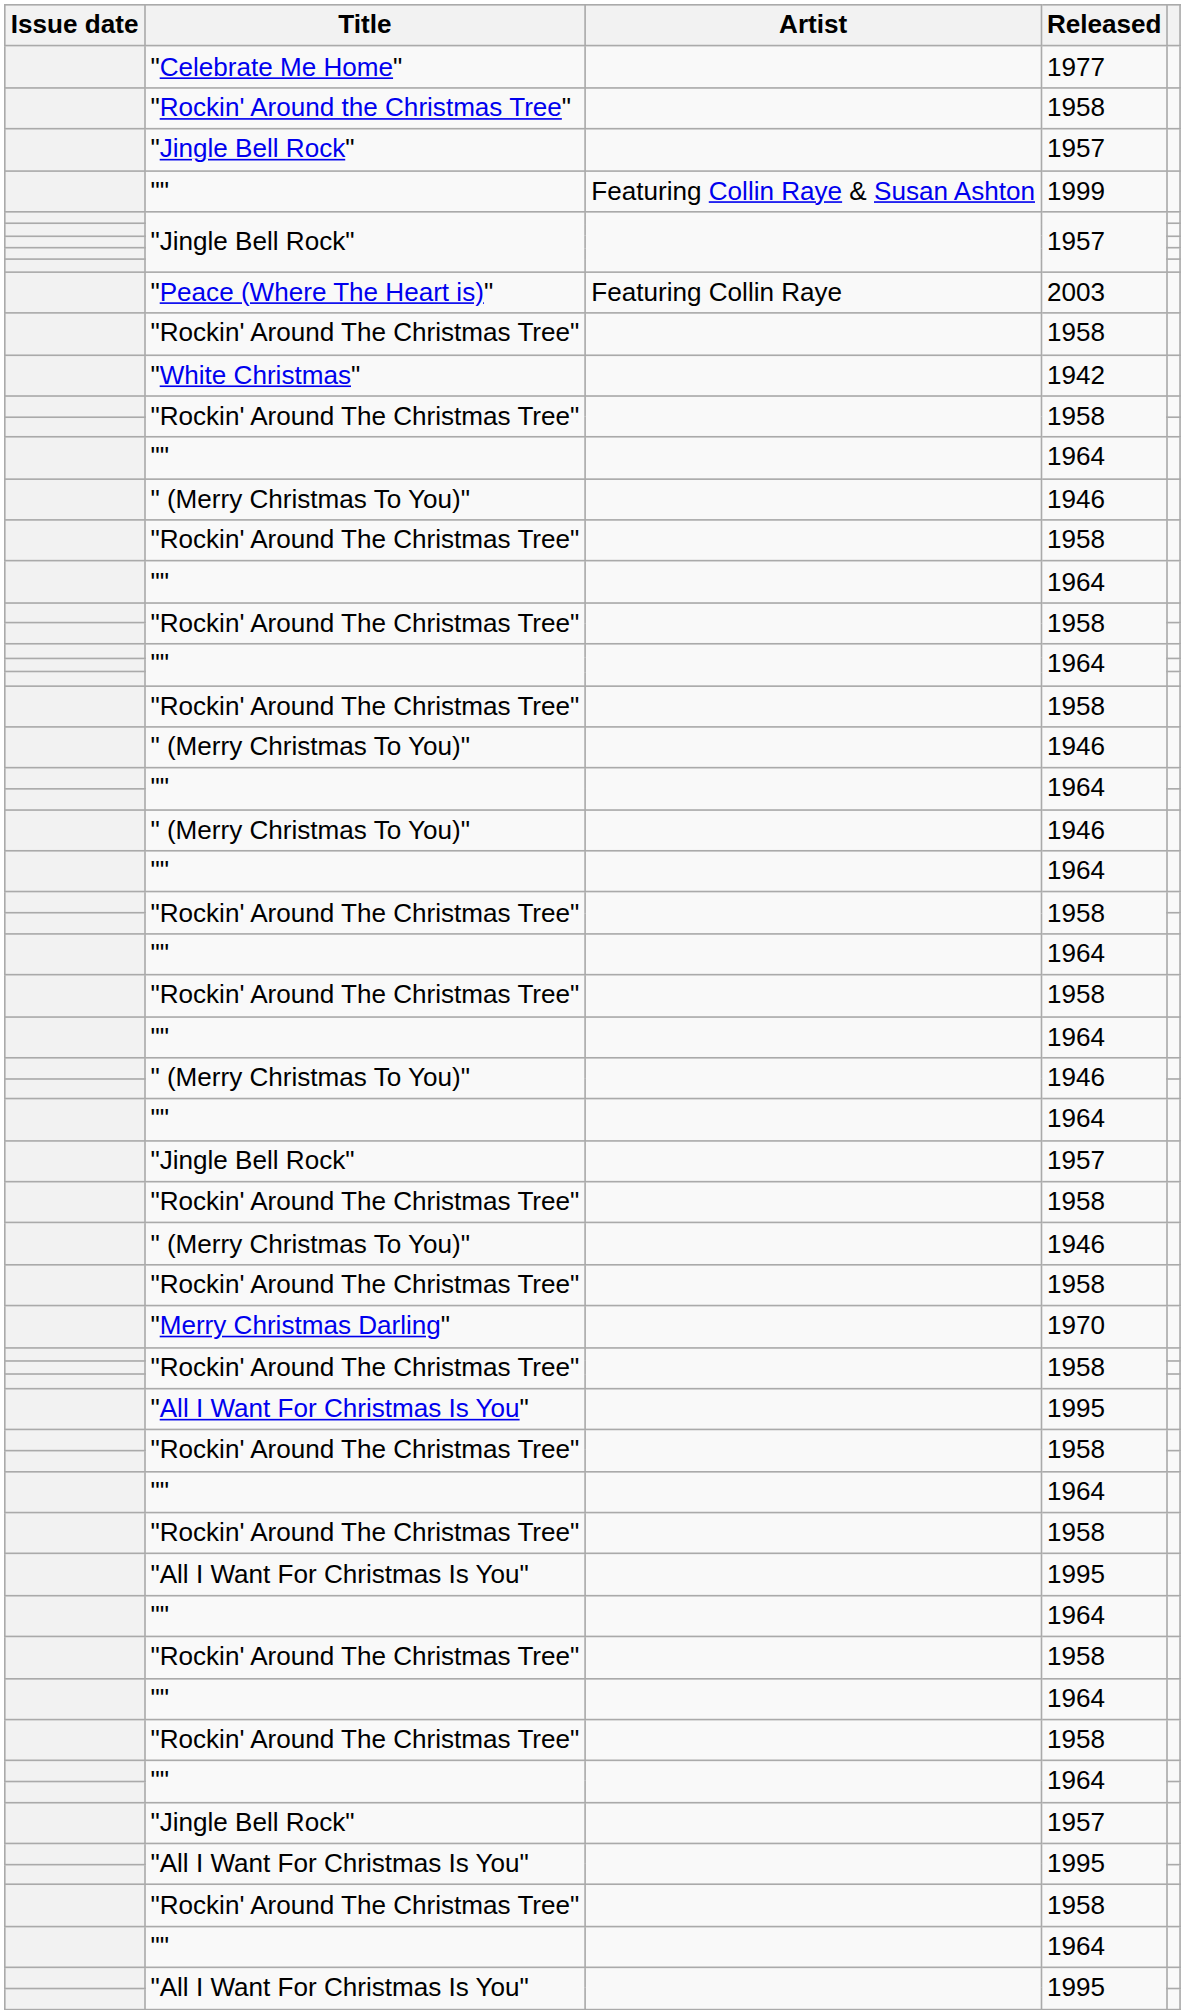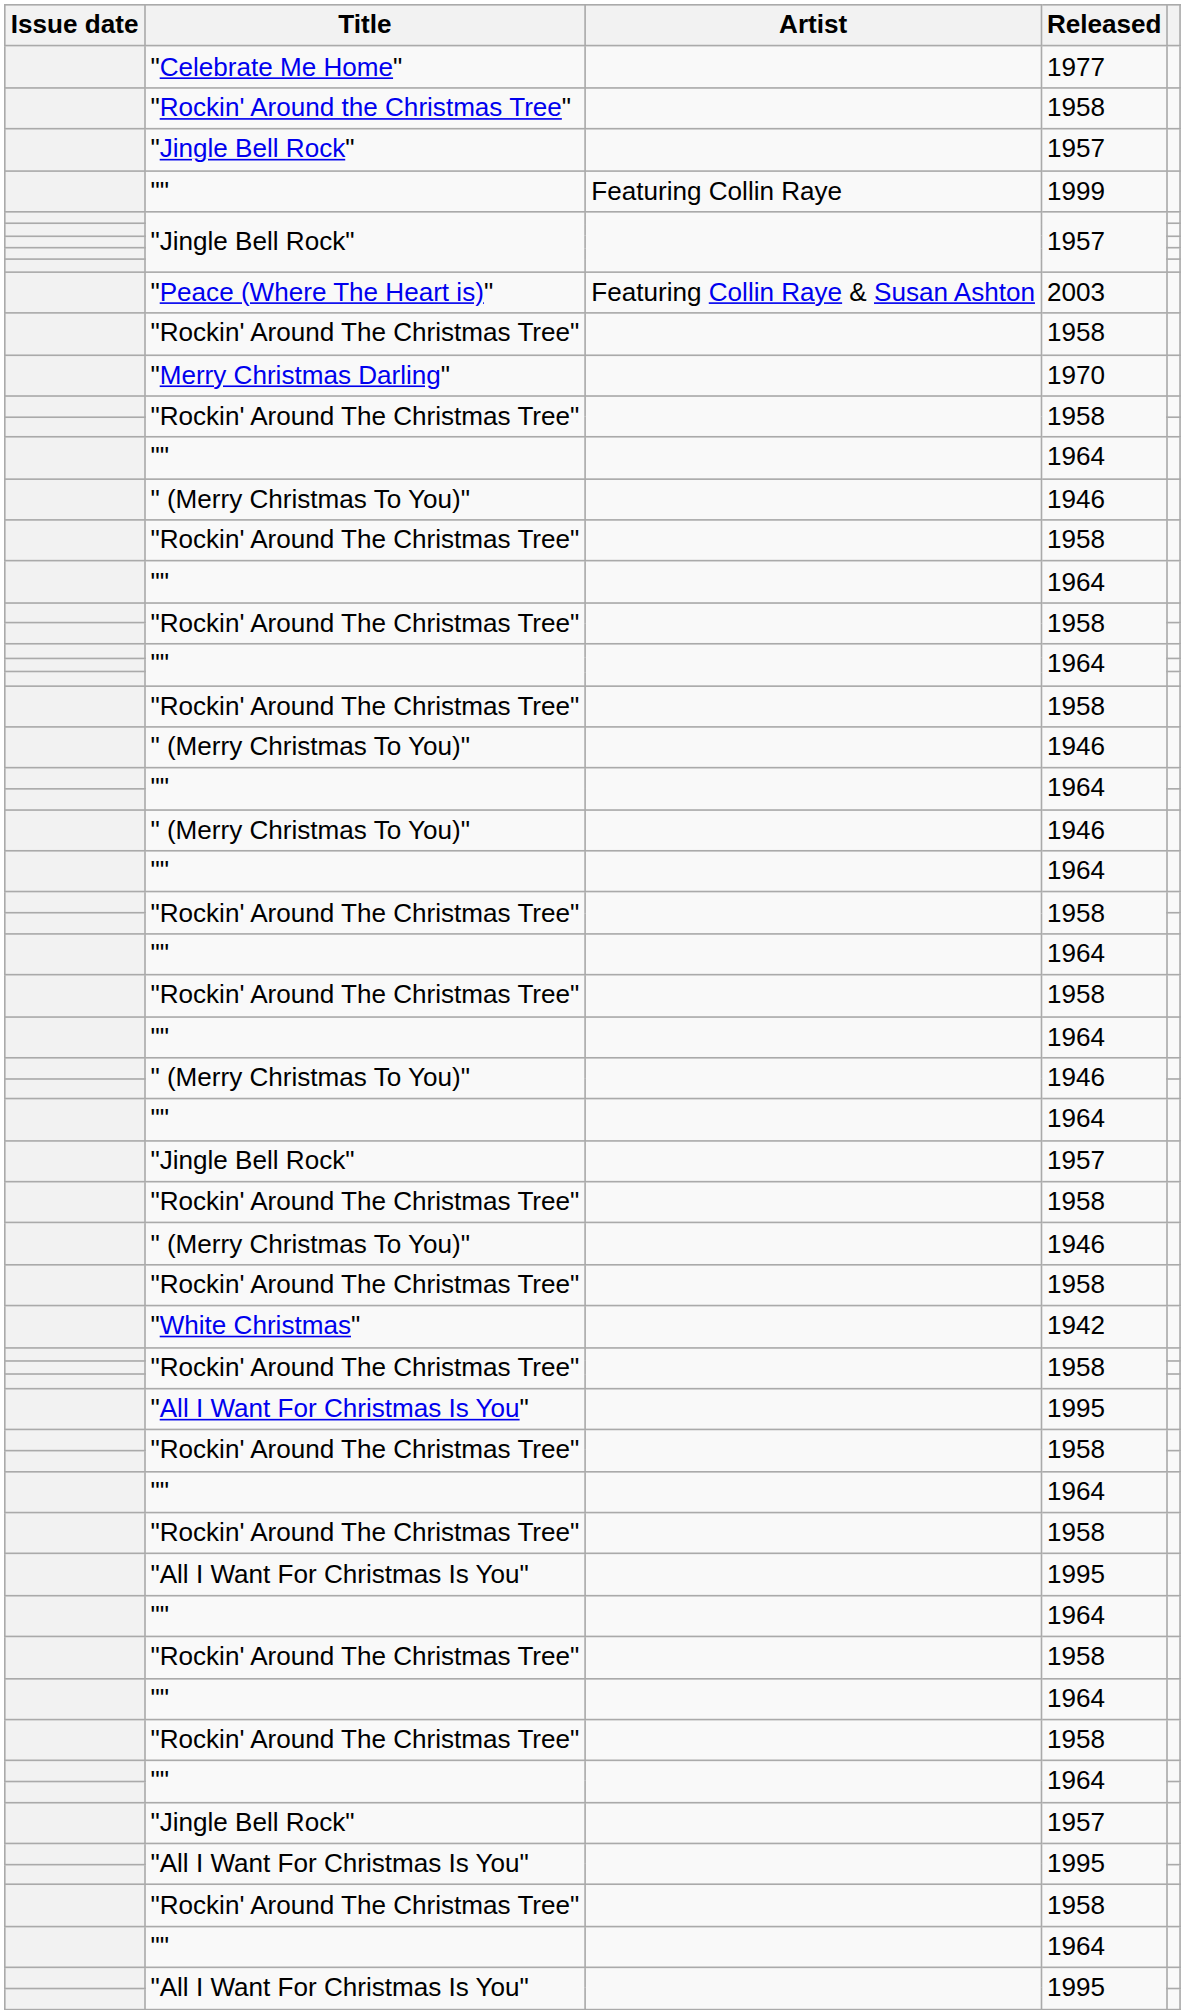(813, 190) Featuring Collin Raye & Susan Ashton -> (717, 190) Featuring Collin Raye
(717, 292) Featuring Collin Raye -> (813, 292) Featuring Collin Raye & Susan Ashton
rows swapped: (300, 1326) <-> (255, 374)
